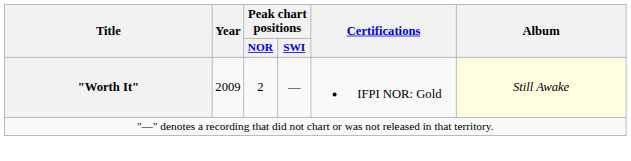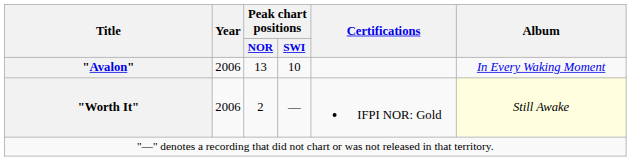+ row: (108, 67)
(228, 87) 2009 -> (228, 107) 2006
